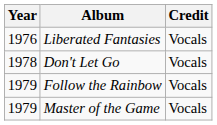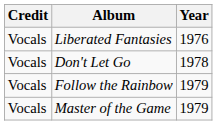columns swapped: (22, 16) <-> (189, 16)
